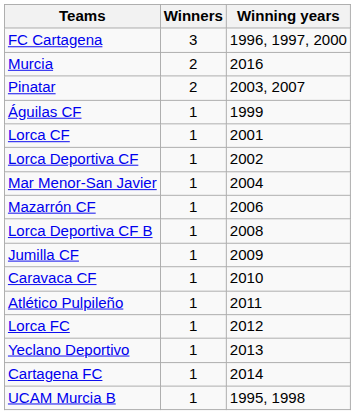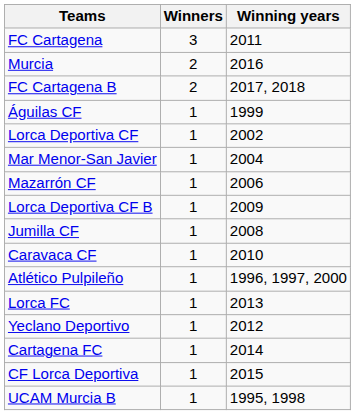(288, 40) 1996, 1997, 2000 -> (246, 40) 2011
- row: (32, 87)
+ row: (62, 87)
- row: (39, 135)
(247, 231) 2008 -> (247, 207) 2009
(247, 254) 2009 -> (247, 231) 2008
(246, 302) 2011 -> (288, 278) 1996, 1997, 2000
(247, 326) 2012 -> (247, 302) 2013
(247, 350) 2013 -> (247, 326) 2012
+ row: (73, 374)
